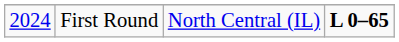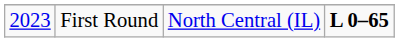(30, 20) 2024 -> (30, 20) 2023
